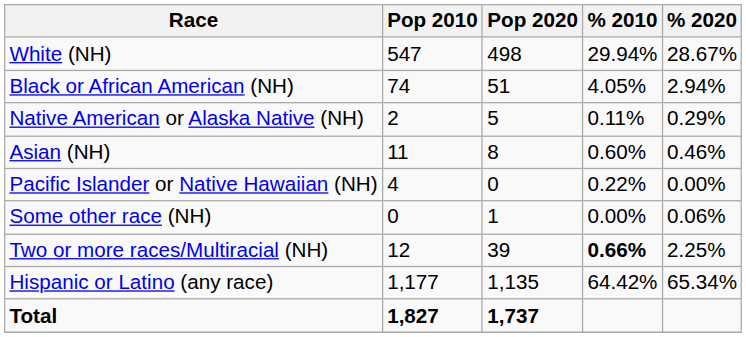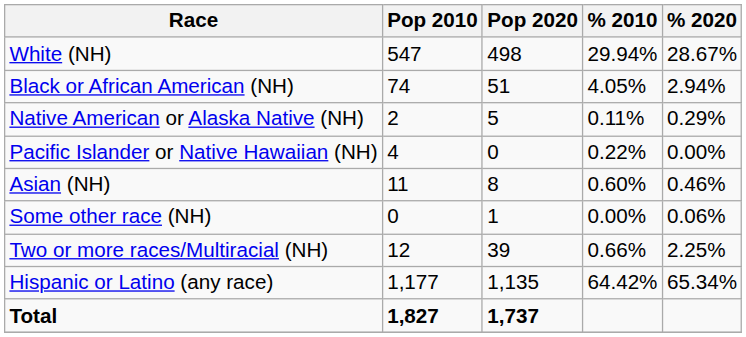rows swapped: (60, 151) <-> (194, 184)
(617, 250) bold -> (617, 250) normal
